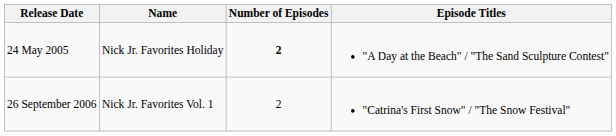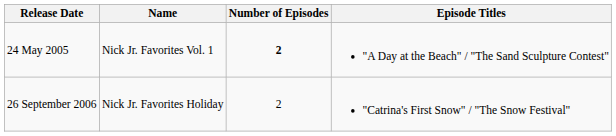(163, 49) Nick Jr. Favorites Holiday -> (158, 49) Nick Jr. Favorites Vol. 1
(158, 104) Nick Jr. Favorites Vol. 1 -> (163, 104) Nick Jr. Favorites Holiday
